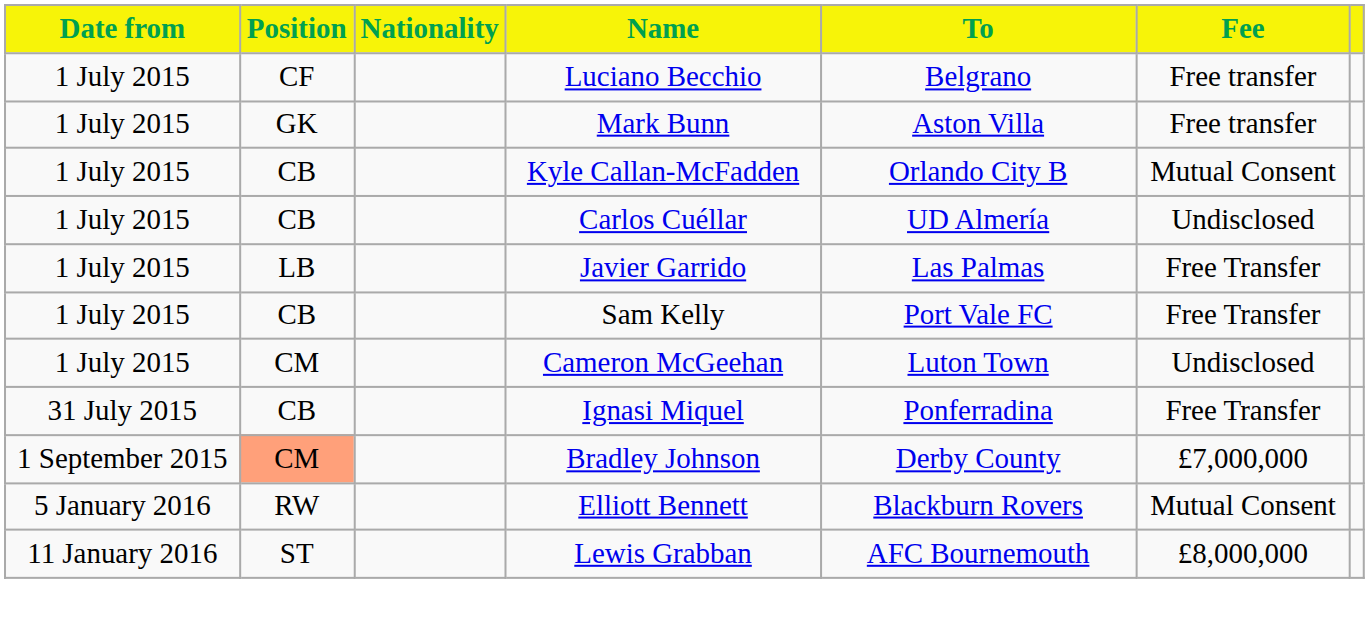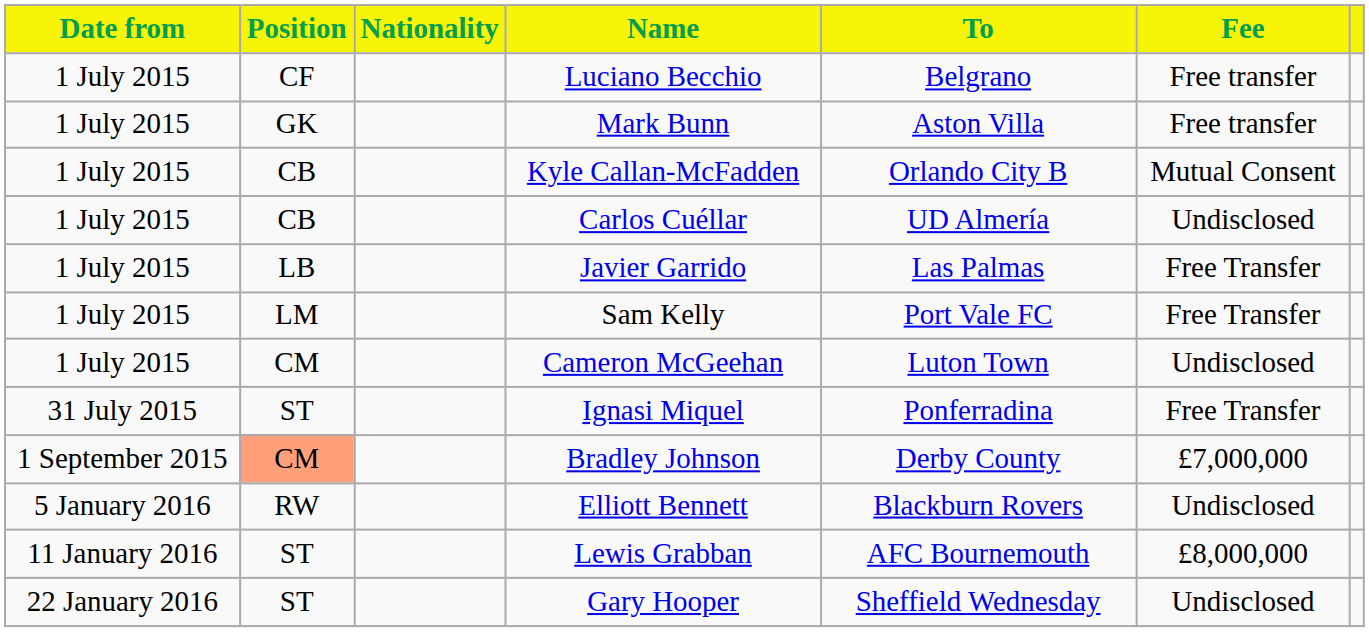(297, 315) CB -> (297, 315) LM
(297, 410) CB -> (297, 410) ST
(1243, 506) Mutual Consent -> (1243, 506) Undisclosed
+ row: (663, 601)
